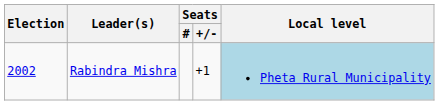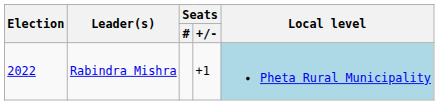(22, 71) 2002 -> (22, 71) 2022
